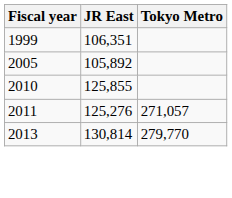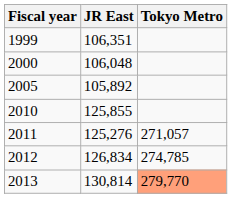+ row: (23, 63)
+ row: (23, 157)
(165, 134) no background -> (165, 181) lightsalmon background
